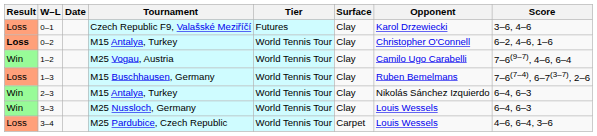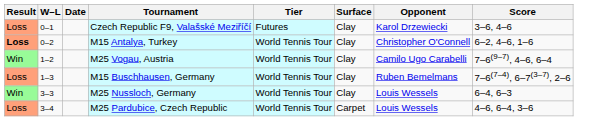- row: (47, 94)
